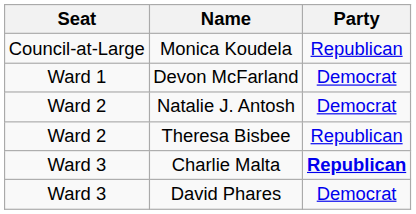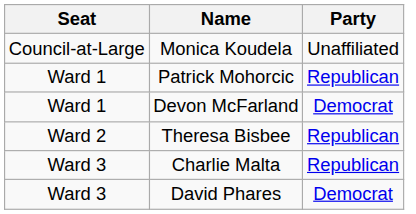(357, 48) Republican -> (353, 48) Unaffiliated
+ row: (226, 77)
- row: (226, 106)
(357, 164) bold -> (353, 164) normal
